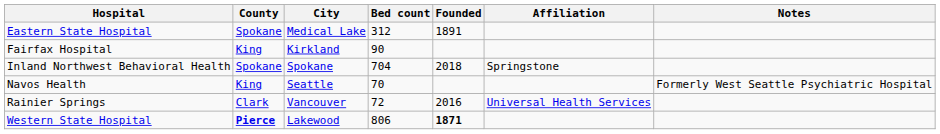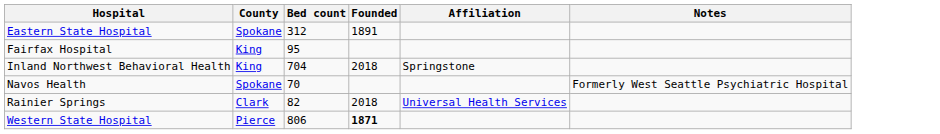- column: (326, 13)
(378, 49) 90 -> (294, 49) 95
(259, 67) Spokane -> (249, 67) King
(249, 85) King -> (259, 85) Spokane
(378, 102) 72 -> (294, 102) 82
(449, 102) 2016 -> (365, 102) 2018
(255, 120) bold -> (255, 120) normal
